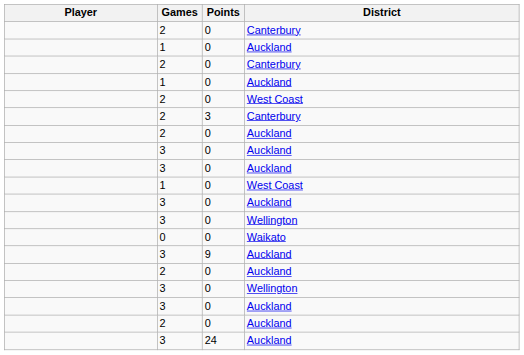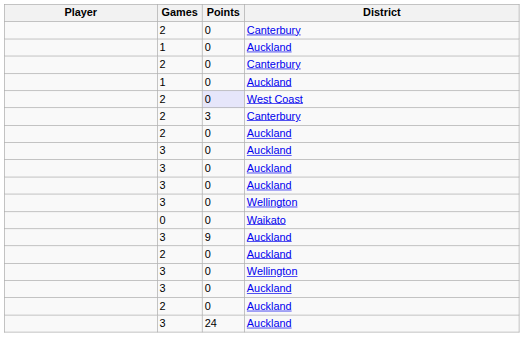(208, 99) no background -> (208, 99) lavender background
- row: (163, 185)
